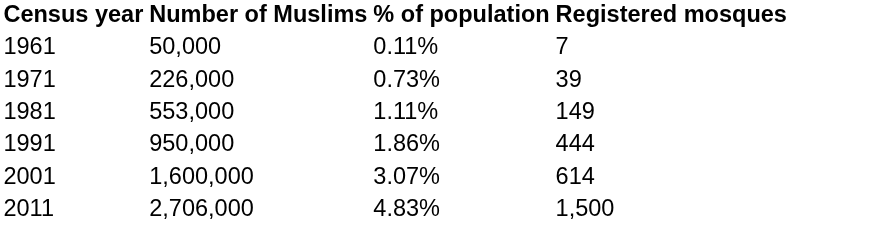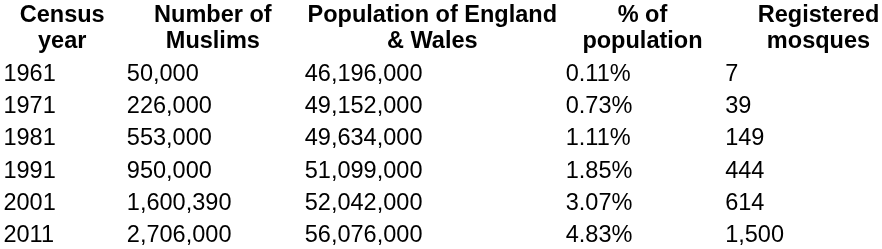+ column: (432, 27)
(407, 143) 1.86% -> (599, 170) 1.85%
(202, 176) 1,600,000 -> (179, 202) 1,600,390
